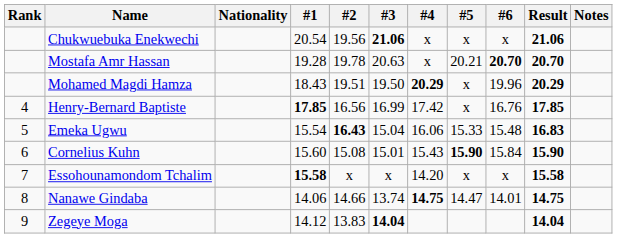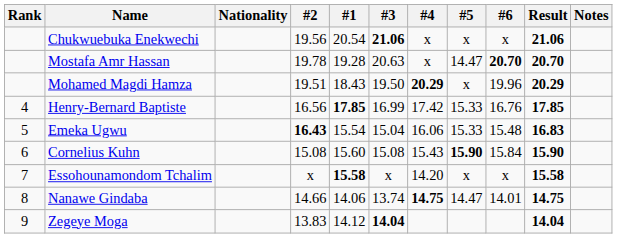columns swapped: (310, 15) <-> (349, 15)
(466, 61) 20.21 -> (466, 61) 14.47
(466, 107) x -> (466, 107) 15.33
(388, 152) 15.01 -> (388, 152) 15.08
